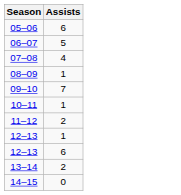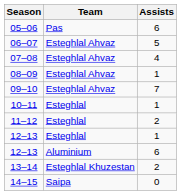+ column: (90, 12)
